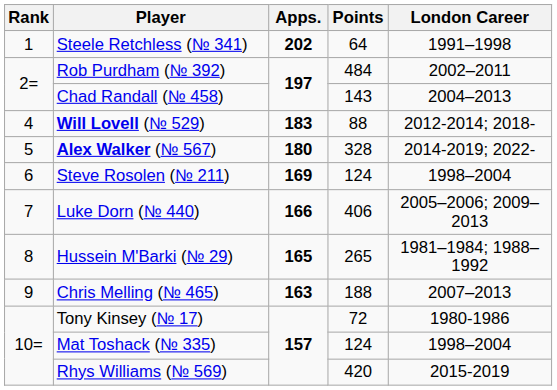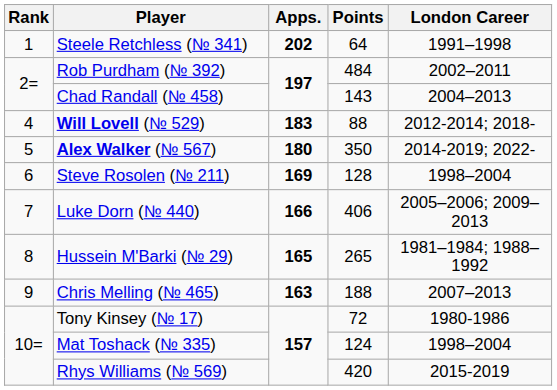(358, 149) 328 -> (358, 149) 350
(358, 176) 124 -> (358, 176) 128
